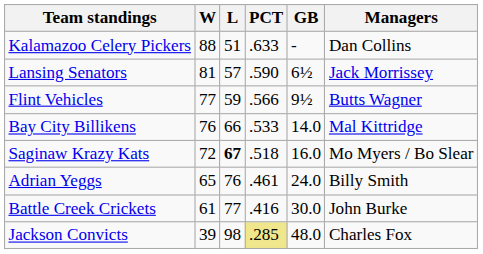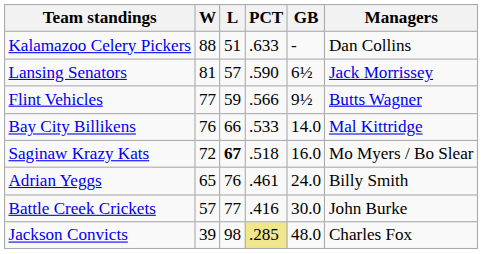(207, 208) 61 -> (207, 208) 57
